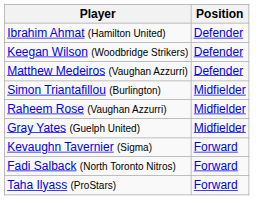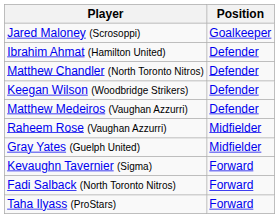+ row: (74, 33)
+ row: (105, 71)
- row: (84, 90)
